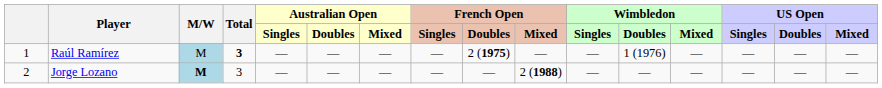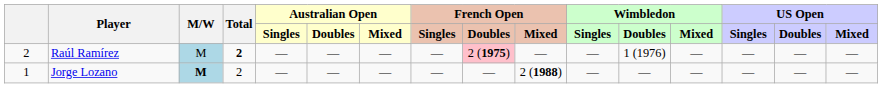(26, 53) 1 -> (26, 53) 2
(239, 53) 3 -> (239, 53) 2
(489, 53) no background -> (489, 53) pink background
(26, 72) 2 -> (26, 72) 1
(239, 72) 3 -> (239, 72) 2
